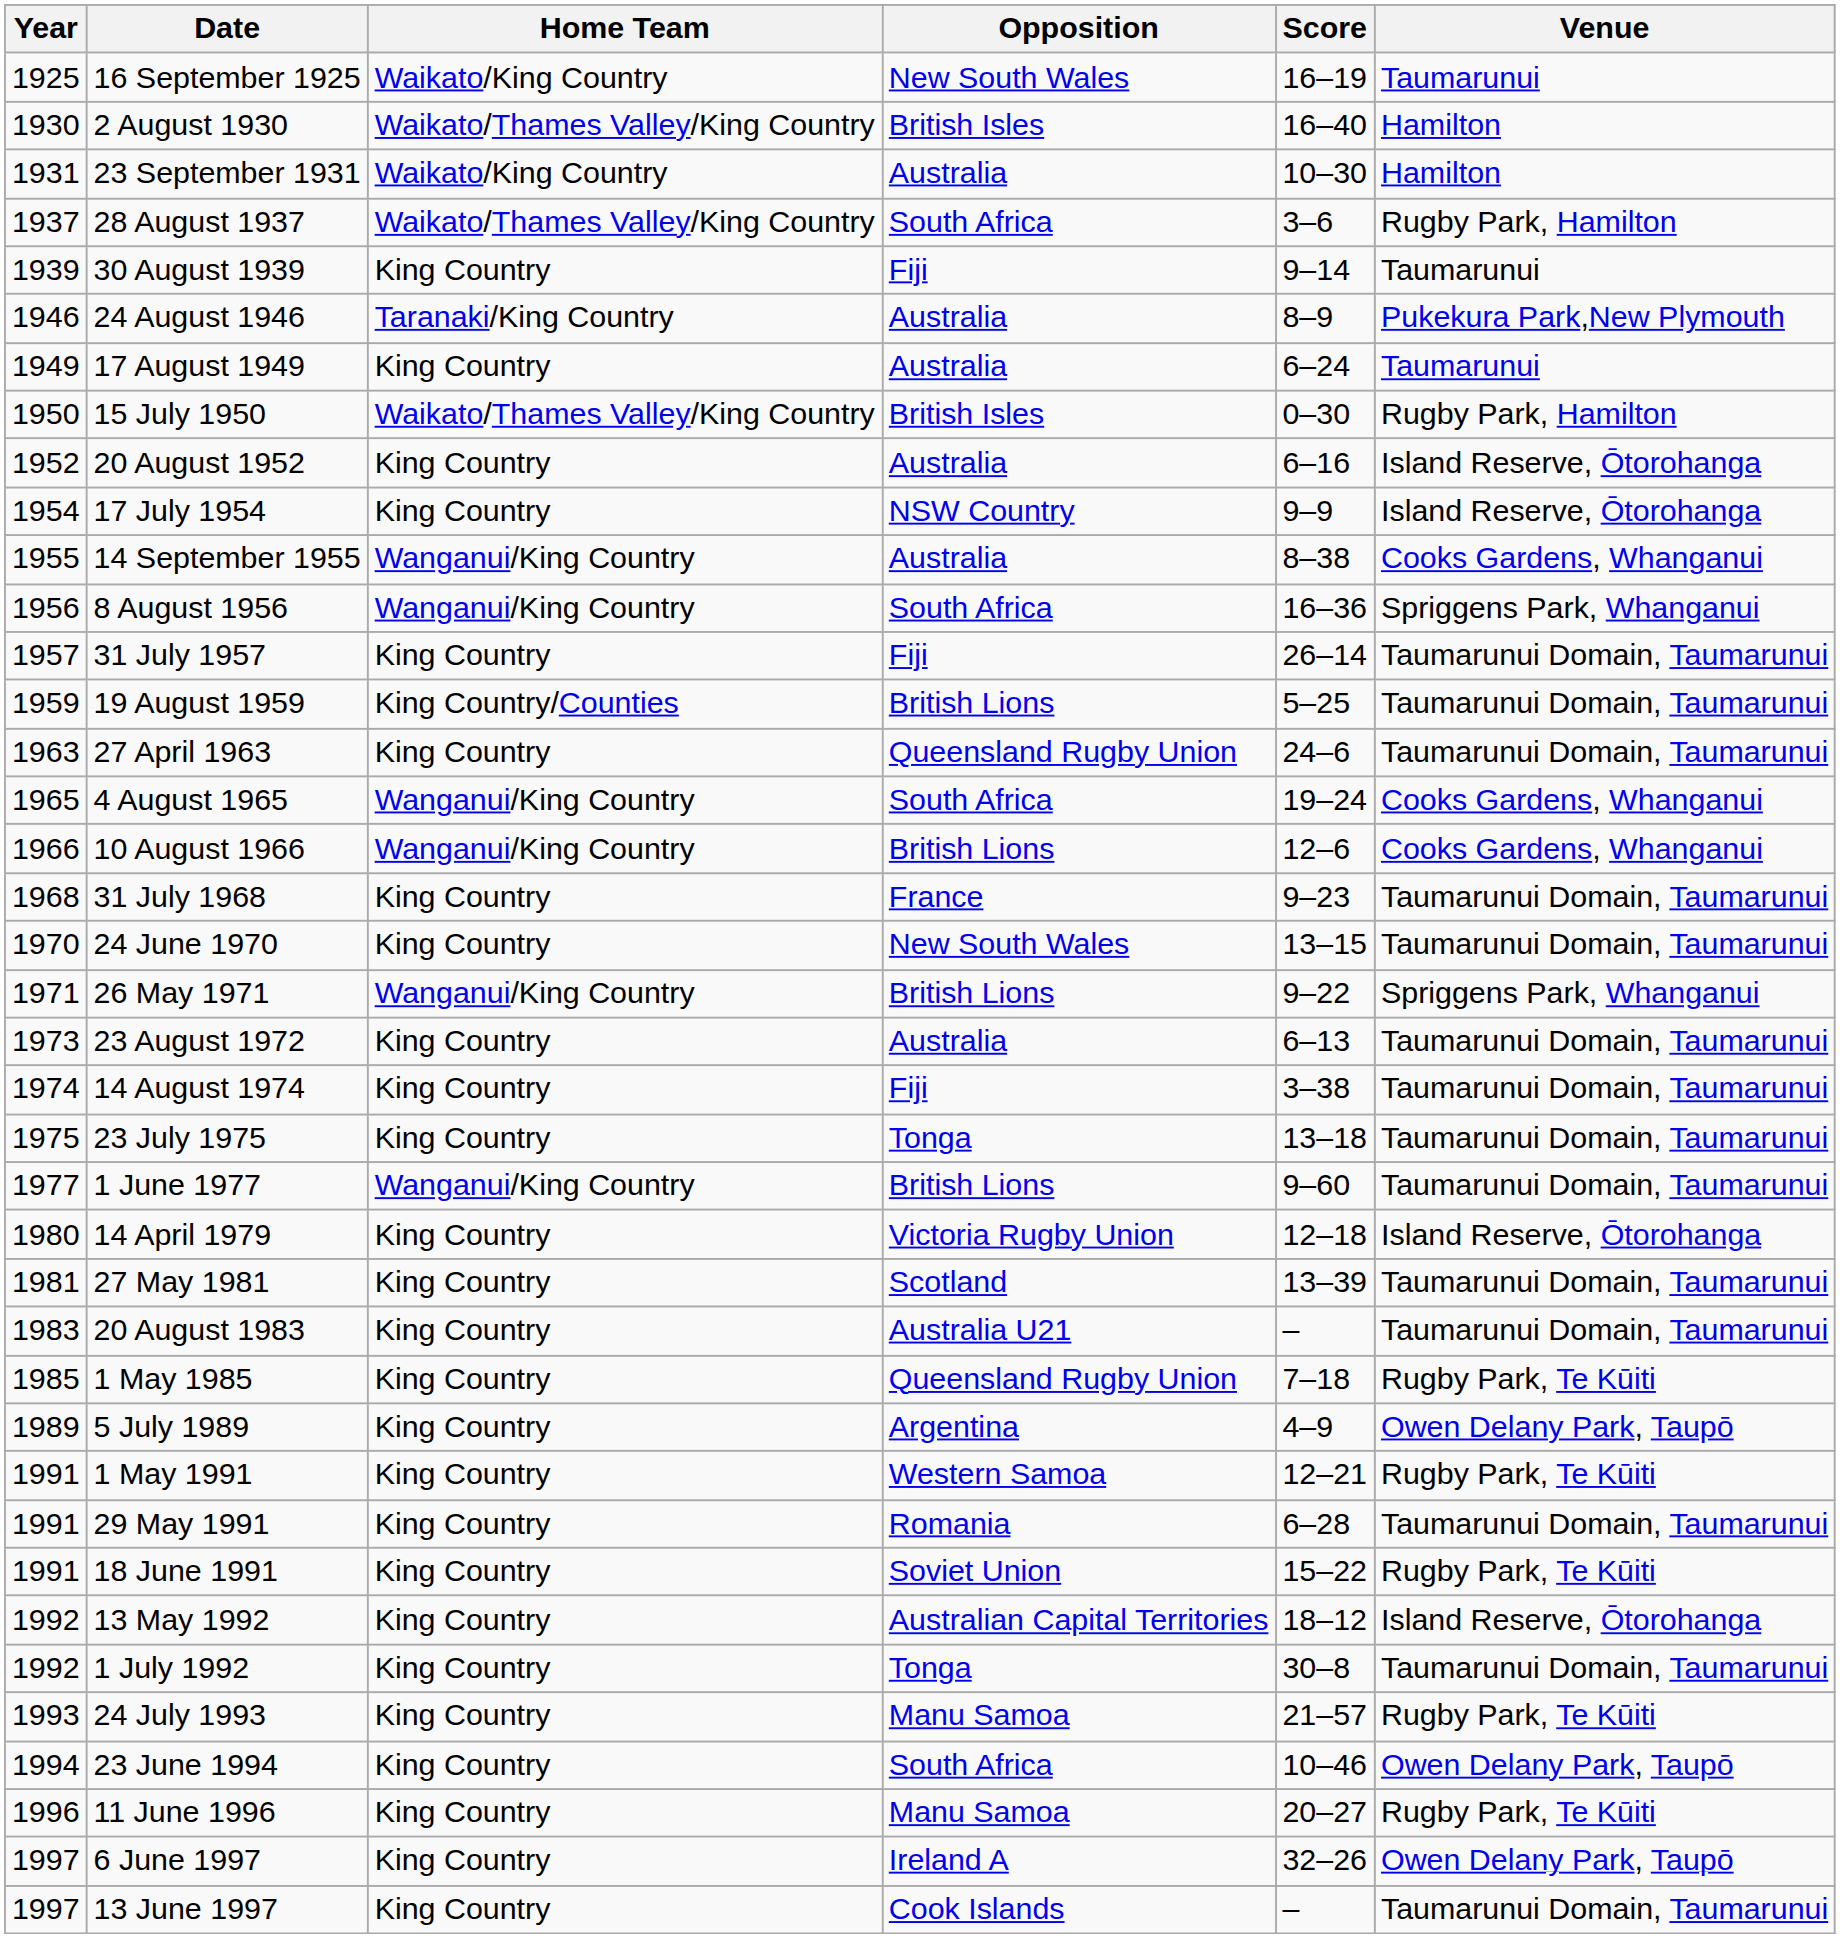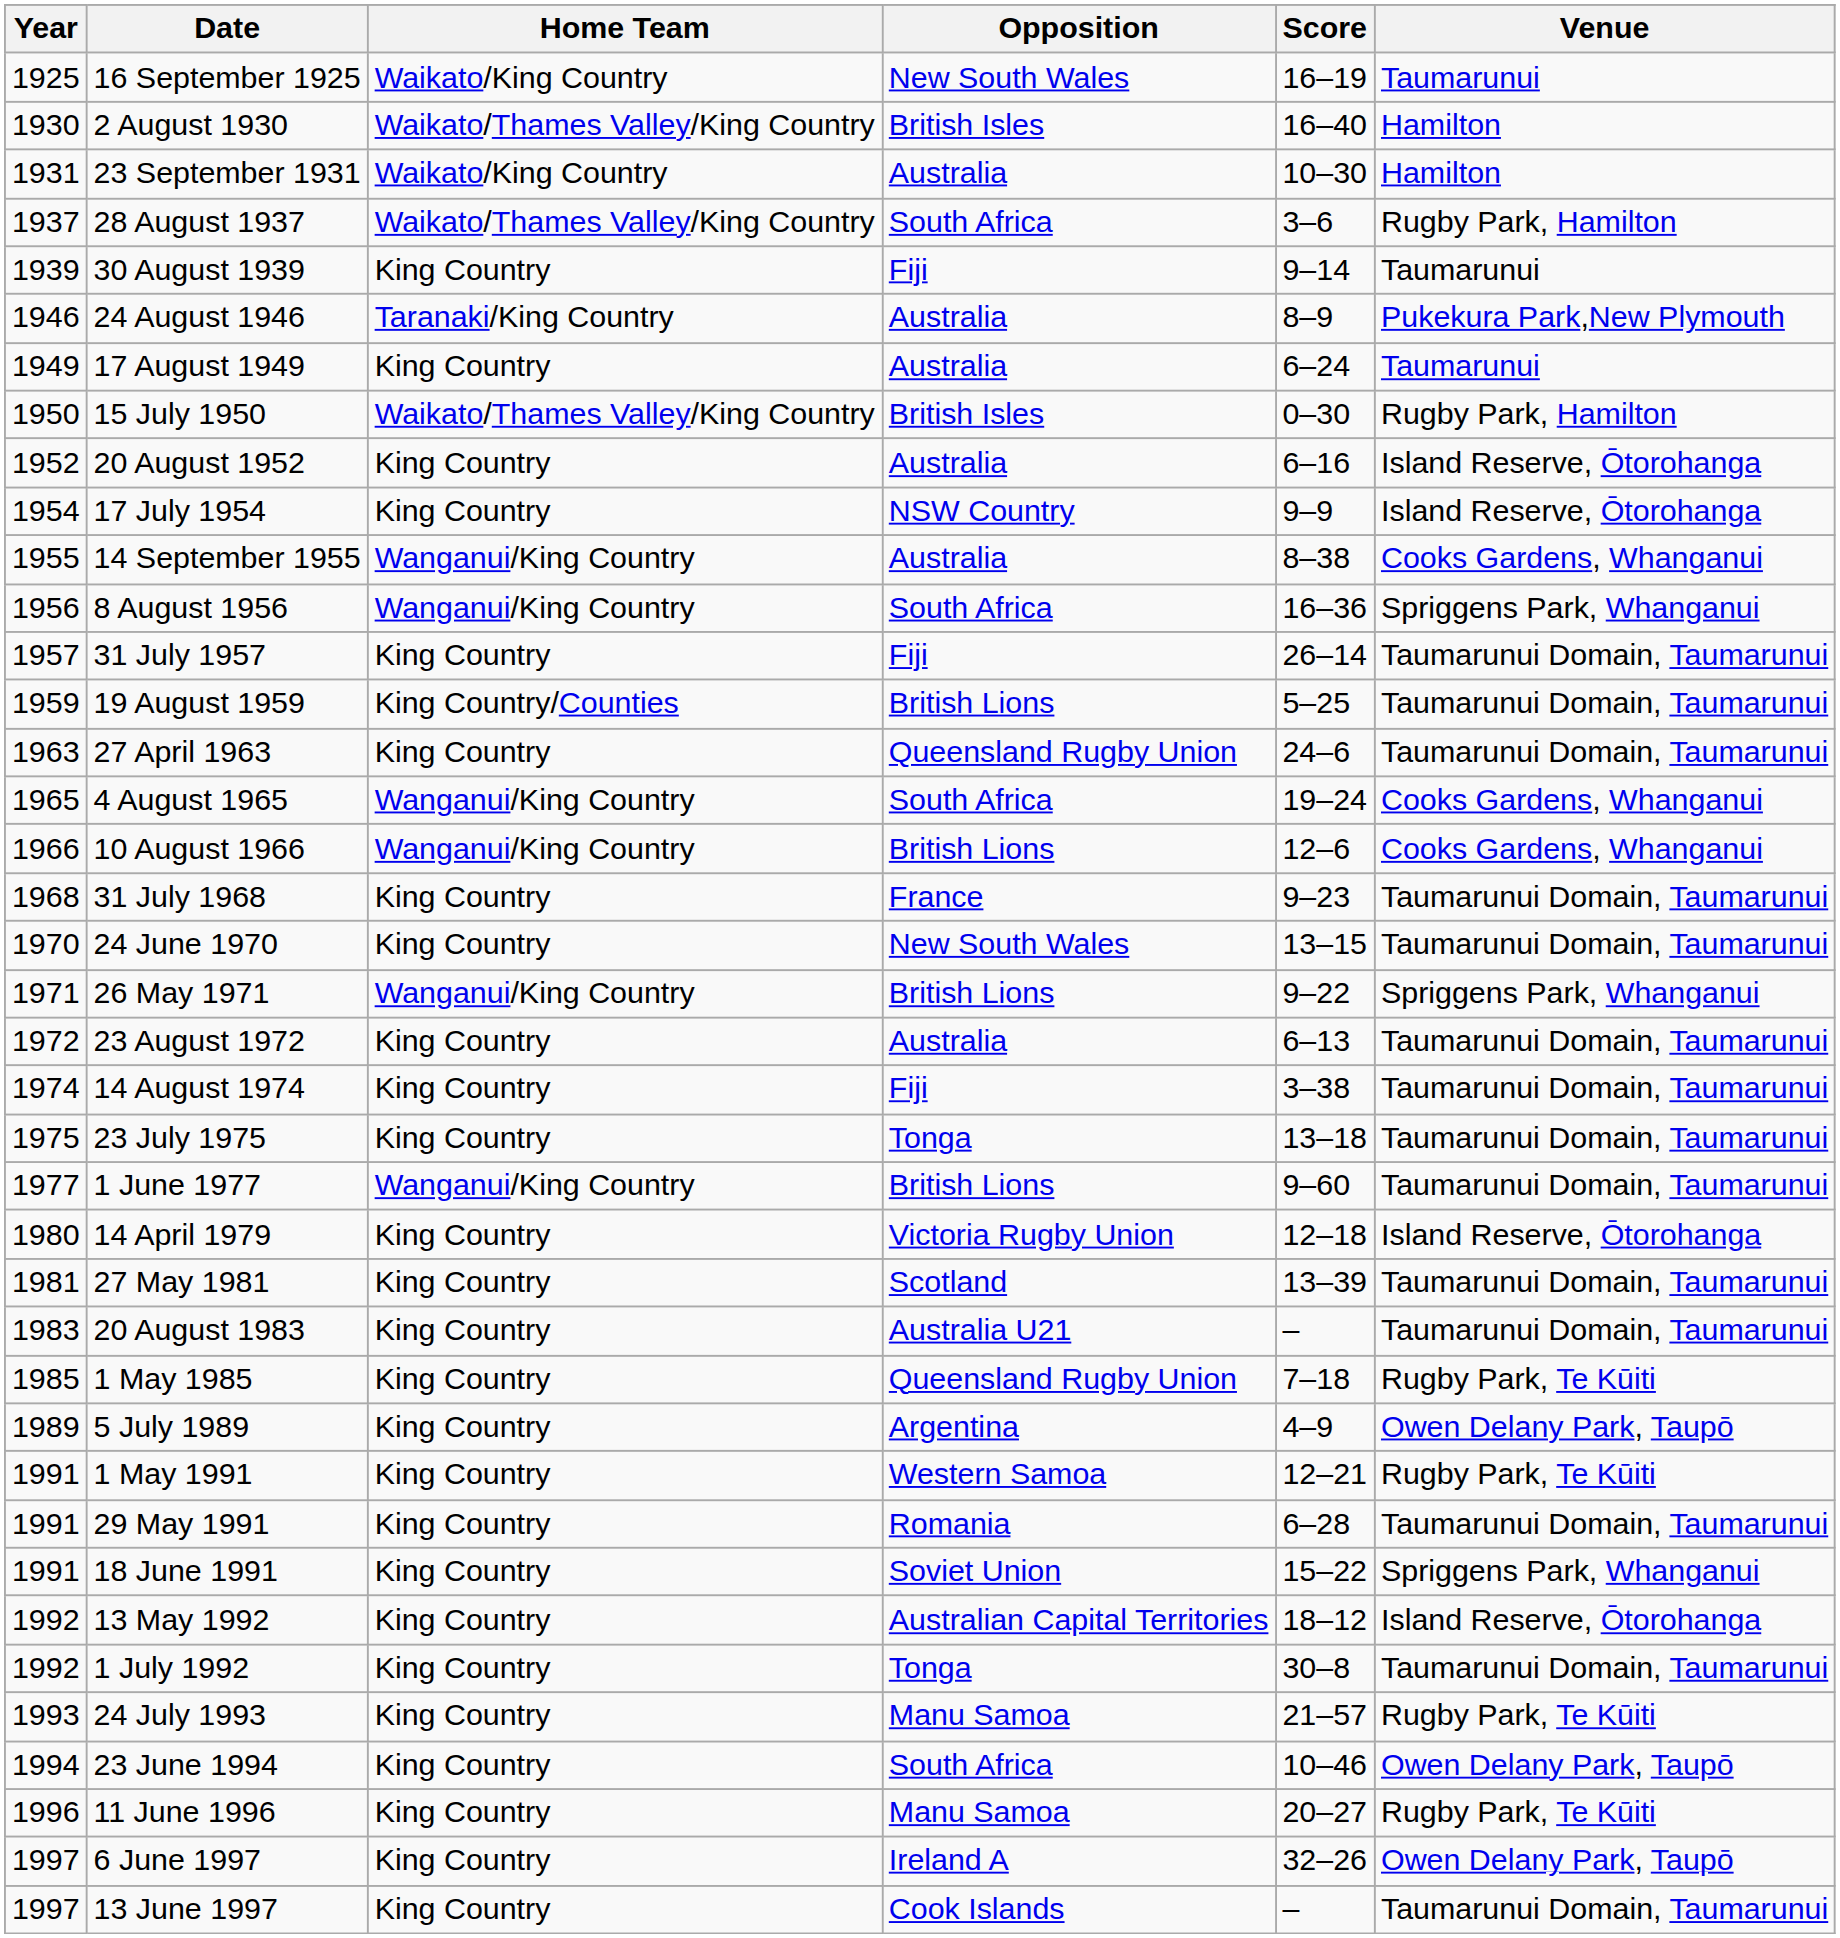(46, 1041) 1973 -> (46, 1041) 1972
(1518, 1571) Rugby Park, Te Kūiti -> (1570, 1571) Spriggens Park, Whanganui
